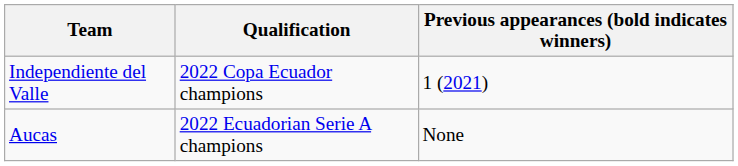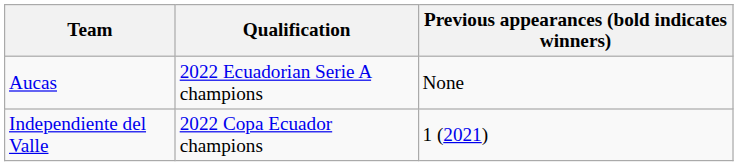rows swapped: (33, 134) <-> (78, 82)
